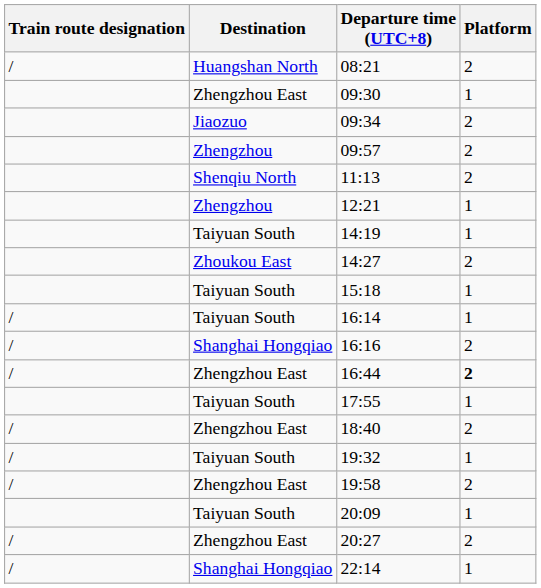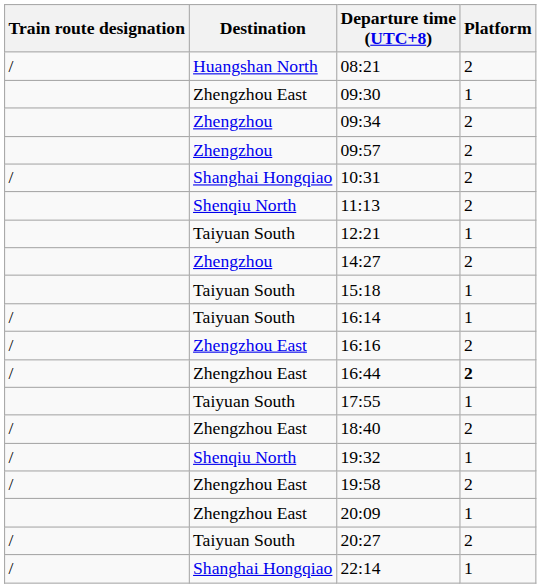(220, 121) Jiaozuo -> (233, 121) Zhengzhou
+ row: (361, 177)
(233, 205) Zhengzhou -> (244, 233) Taiyuan South
- row: (361, 233)
(242, 261) Zhoukou East -> (233, 261) Zhengzhou
(263, 345) Shanghai Hongqiao -> (250, 345) Zhengzhou East
(244, 456) Taiyuan South -> (245, 456) Shenqiu North
(244, 512) Taiyuan South -> (250, 512) Zhengzhou East
(250, 540) Zhengzhou East -> (244, 540) Taiyuan South
